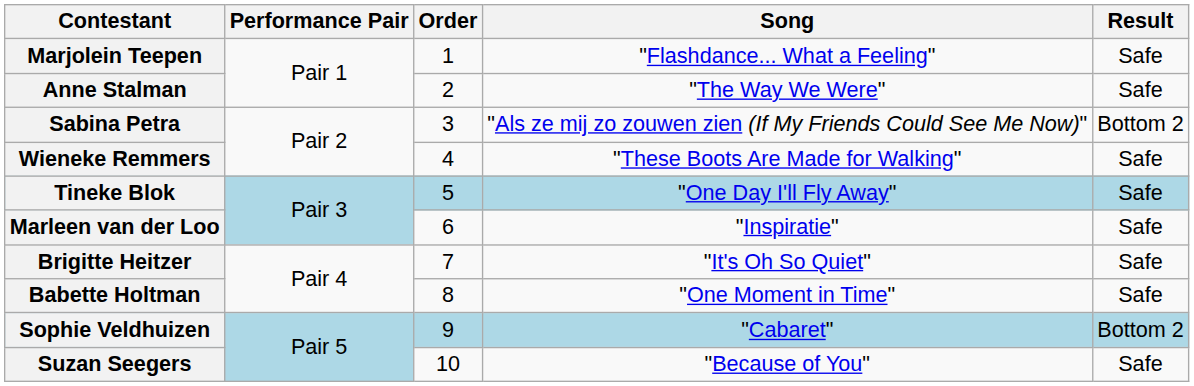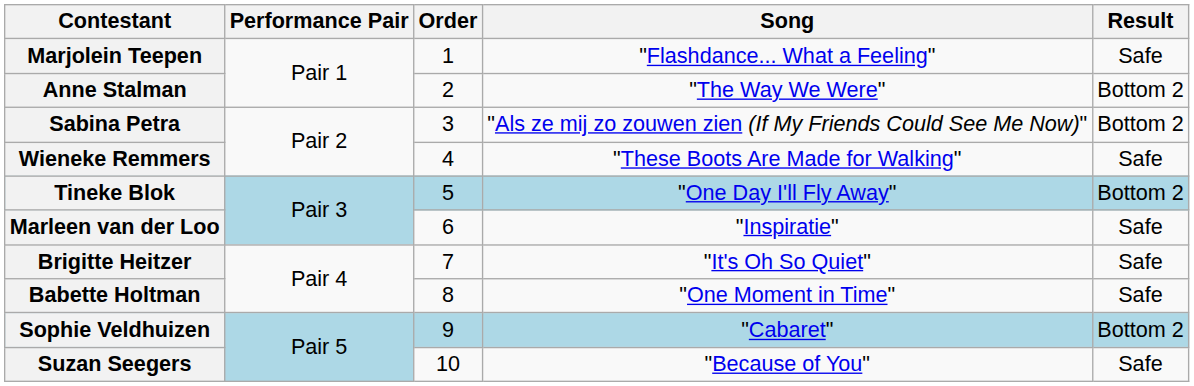(1140, 90) Safe -> (1140, 90) Bottom 2
(1140, 192) Safe -> (1140, 192) Bottom 2
